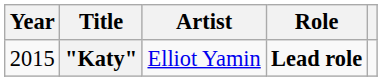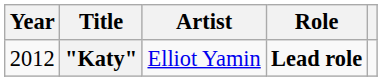(32, 57) 2015 -> (32, 57) 2012
